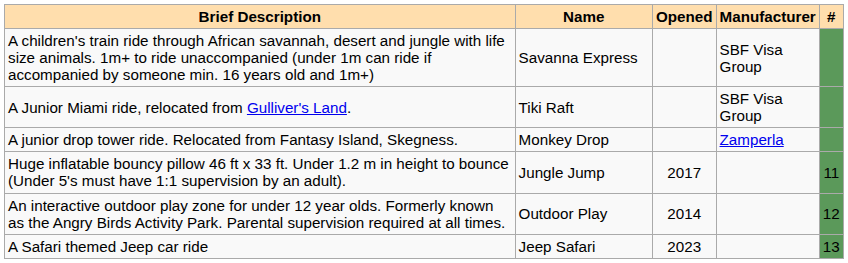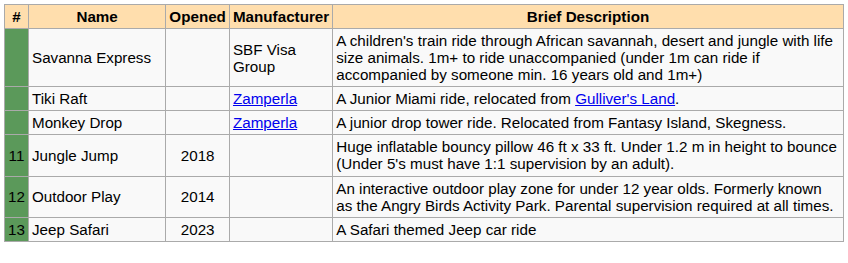columns swapped: (831, 17) <-> (260, 17)
(751, 107) SBF Visa Group -> (265, 99) Zamperla
(684, 172) 2017 -> (198, 155) 2018
